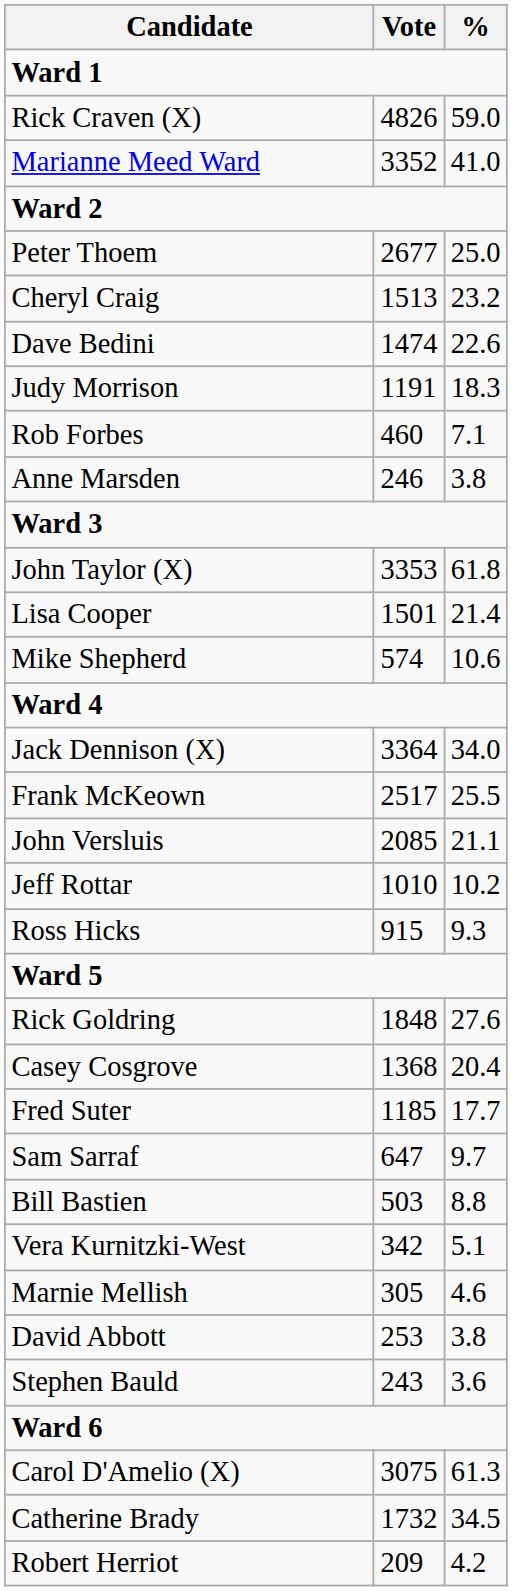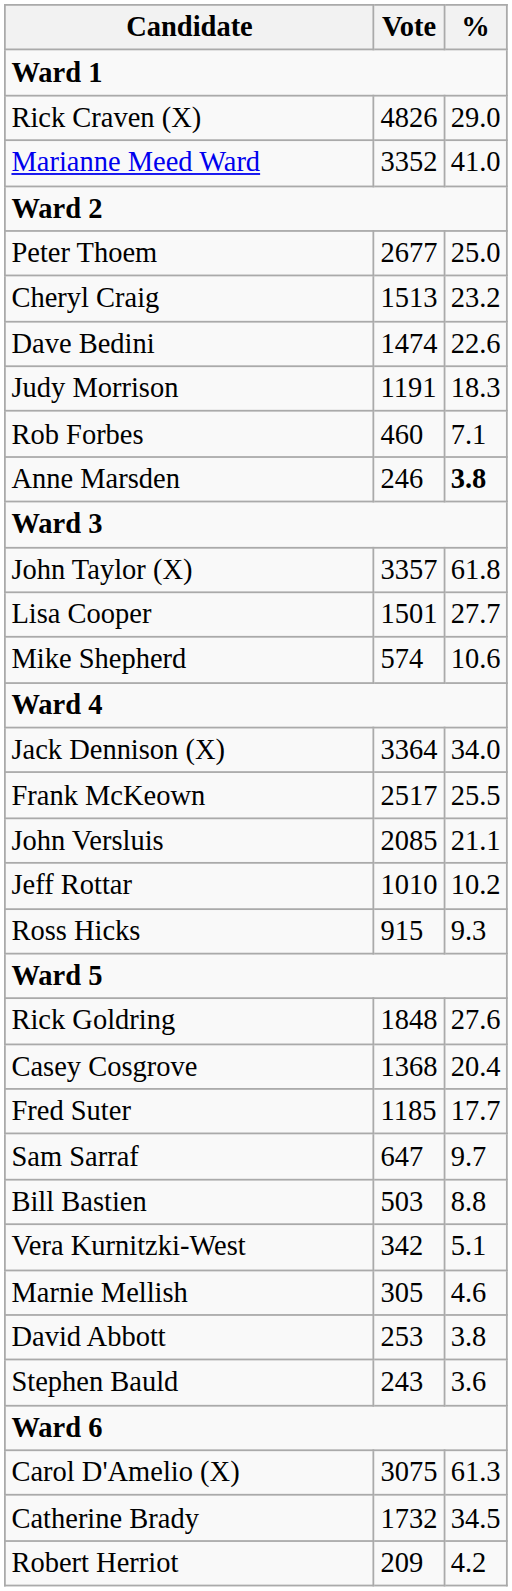(476, 117) 59.0 -> (476, 117) 29.0
(468, 478) normal -> (468, 478) bold
(409, 569) 3353 -> (409, 569) 3357
(476, 614) 21.4 -> (476, 614) 27.7
